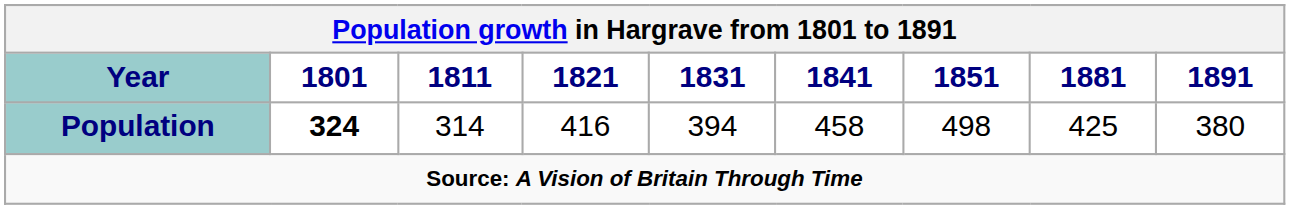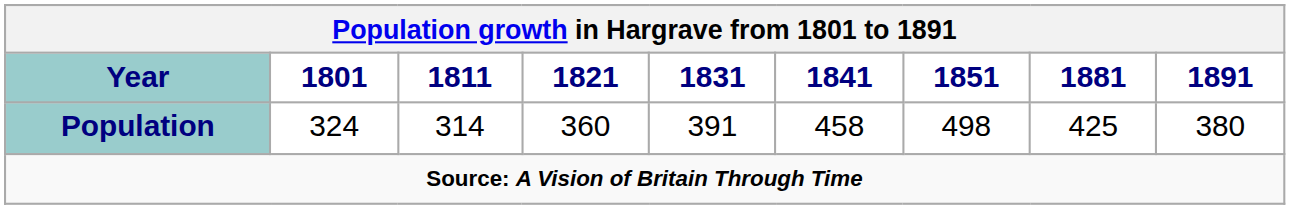(334, 127) bold -> (334, 127) normal
(585, 127) 416 -> (585, 127) 360
(712, 127) 394 -> (712, 127) 391
